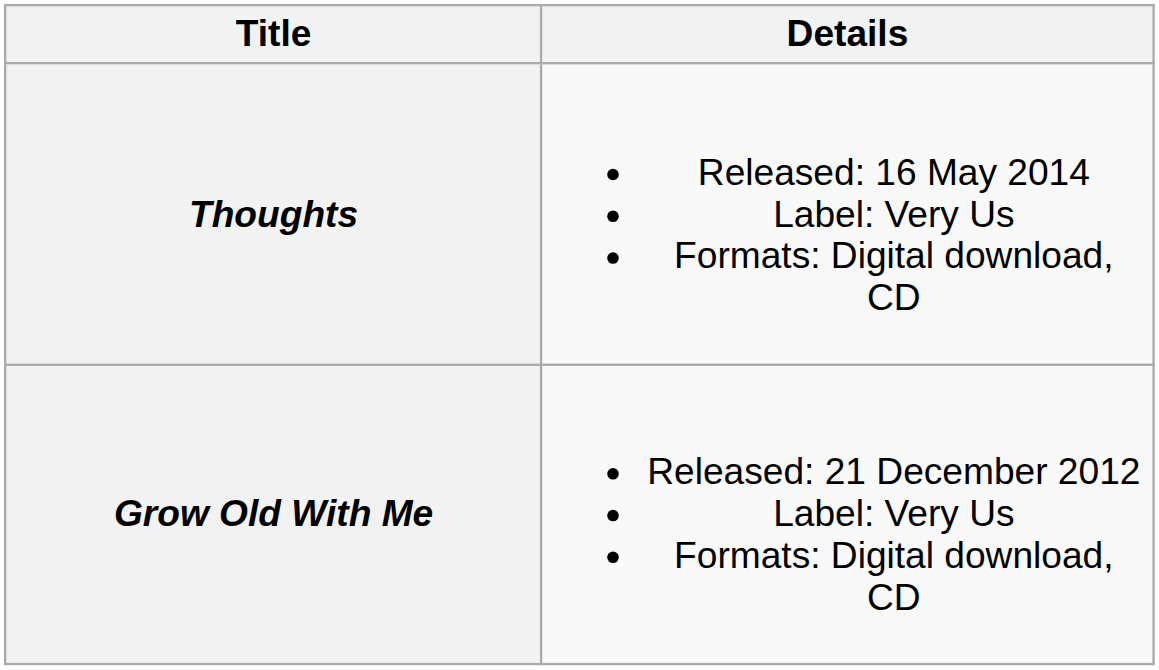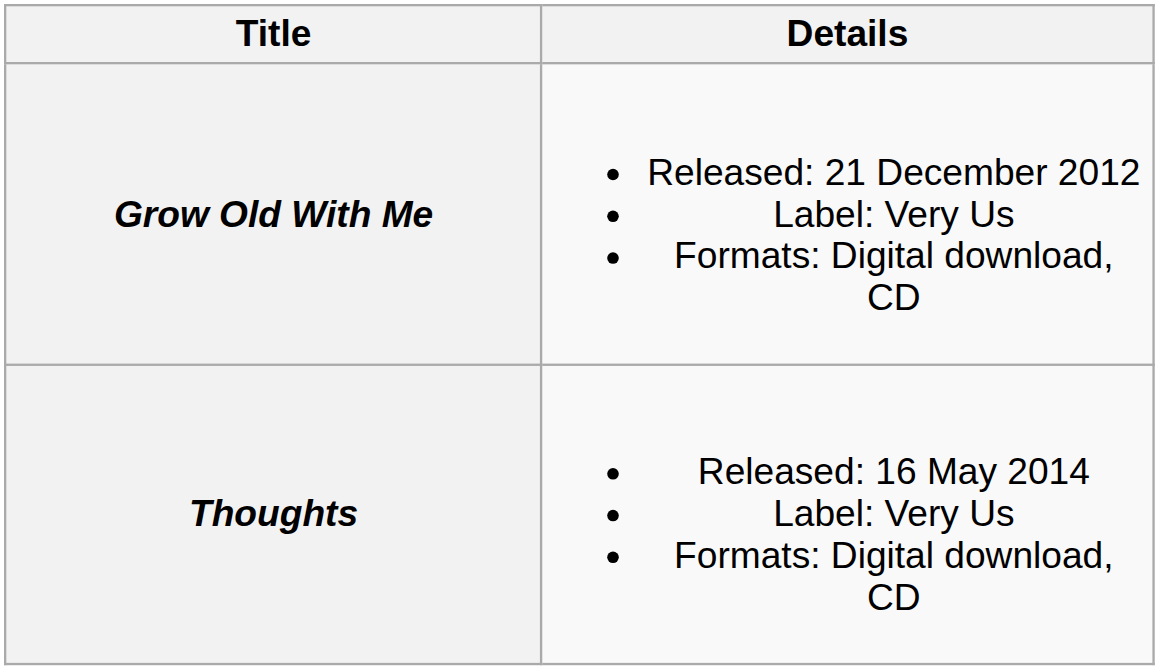rows swapped: (274, 513) <-> (274, 213)
